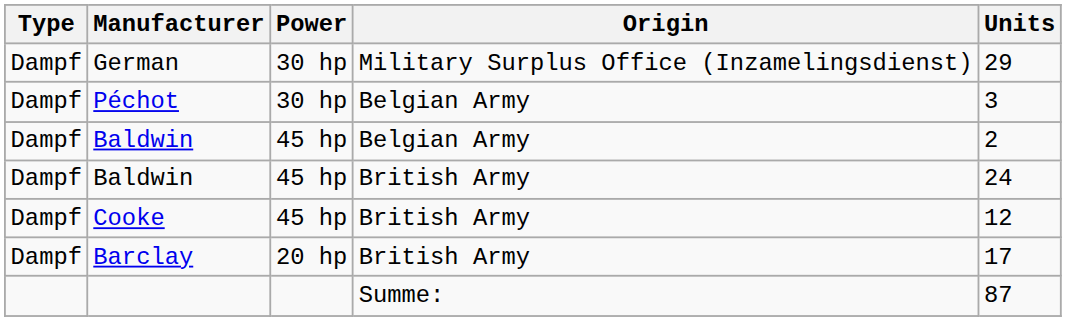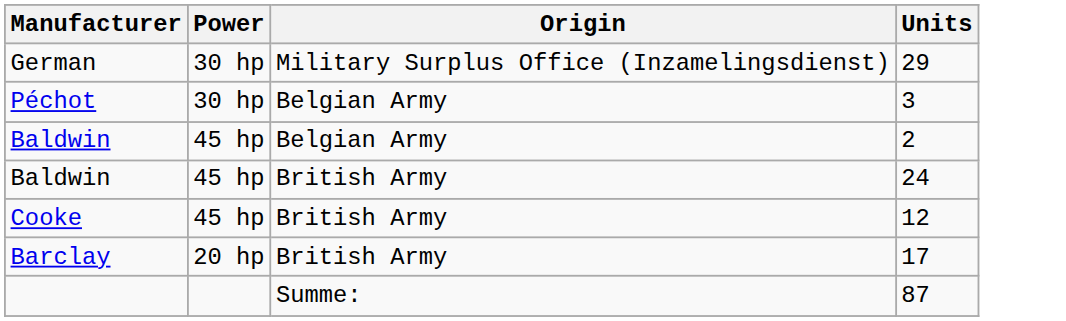- column: (46, 24)
